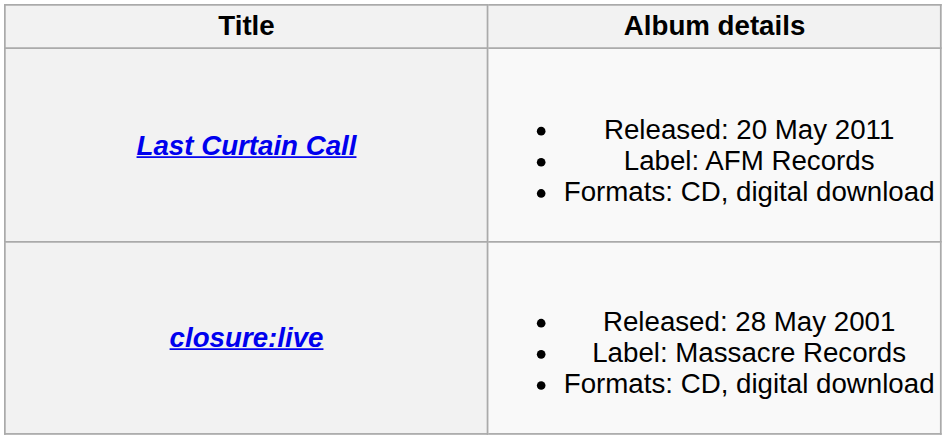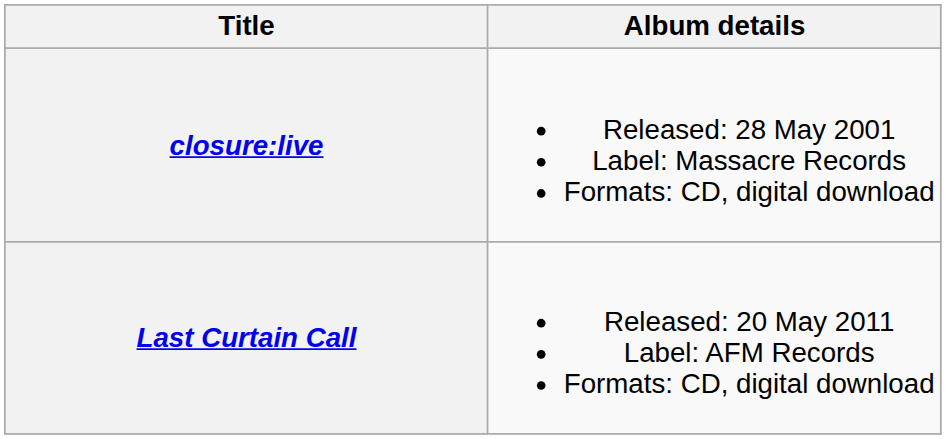rows swapped: (247, 337) <-> (247, 144)
